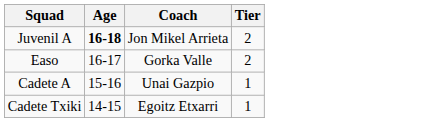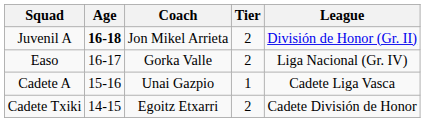+ column: (342, 15)
(248, 106) 1 -> (248, 106) 2
